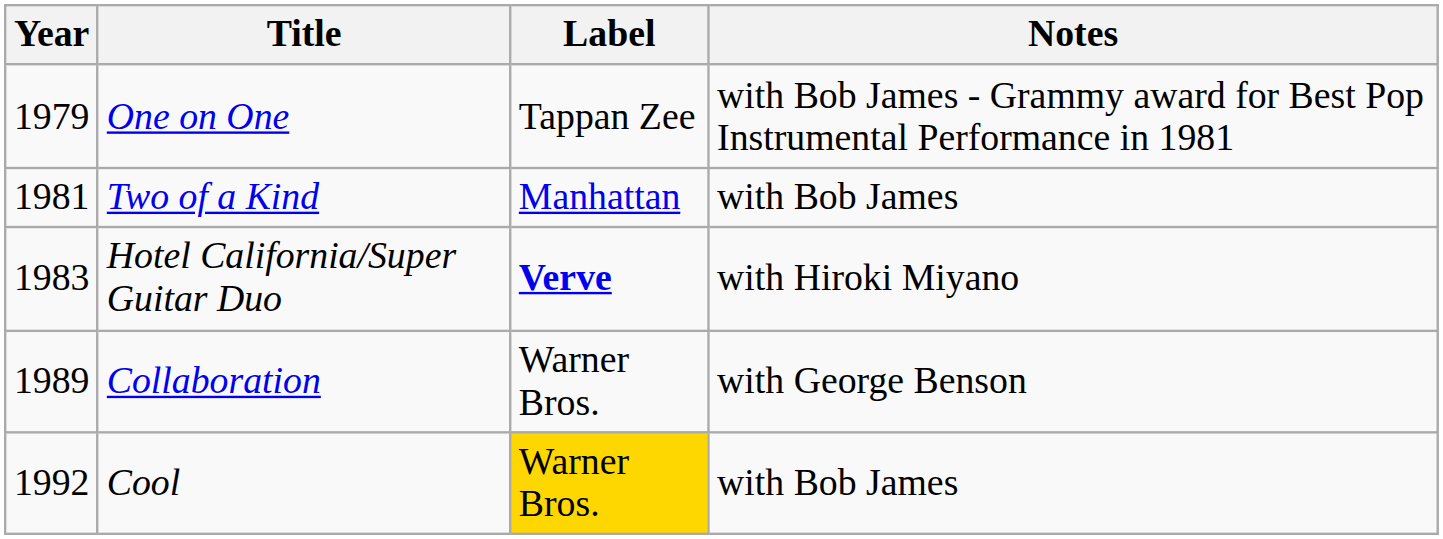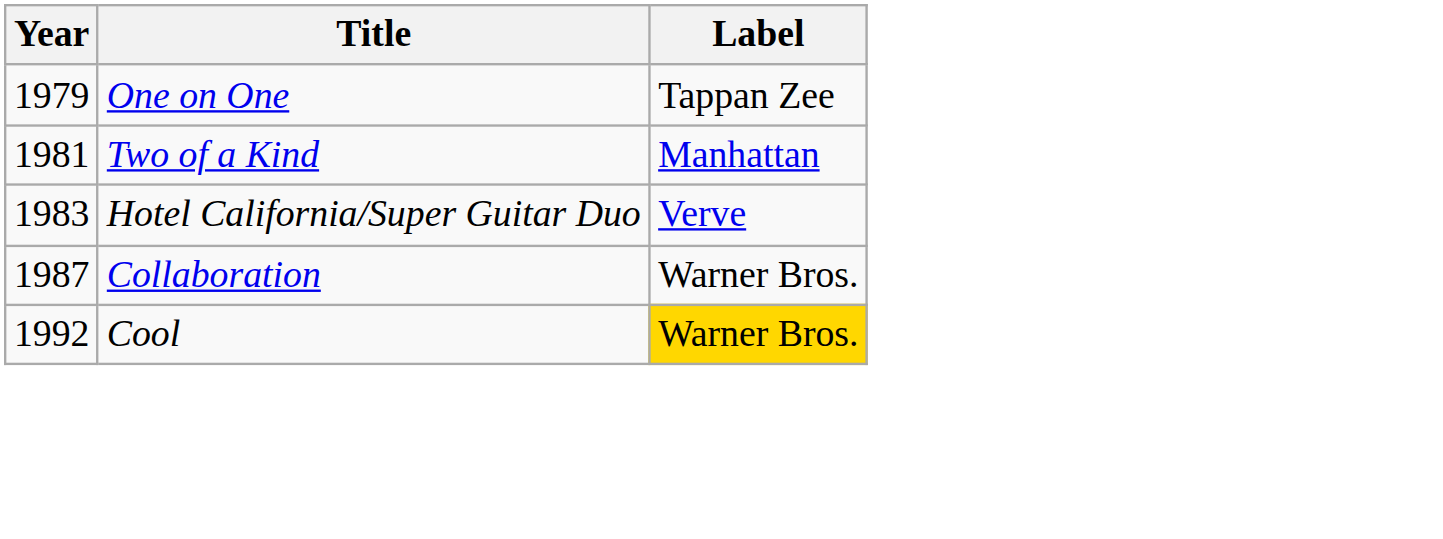- column: (1073, 34)
(565, 277) bold -> (702, 214) normal
(52, 380) 1989 -> (52, 273) 1987
